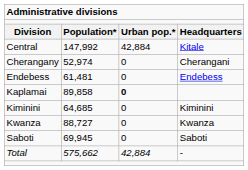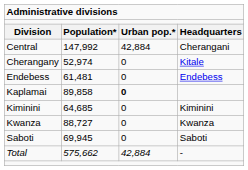(192, 46) Kitale -> (205, 46) Cherangani
(205, 62) Cherangani -> (192, 62) Kitale
